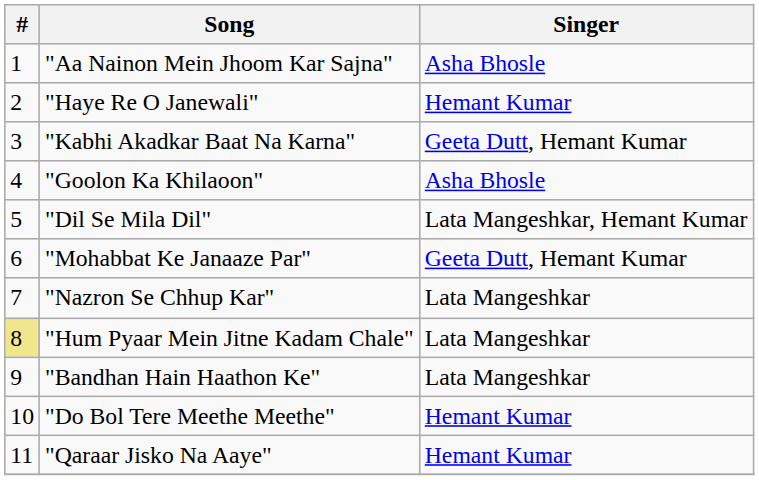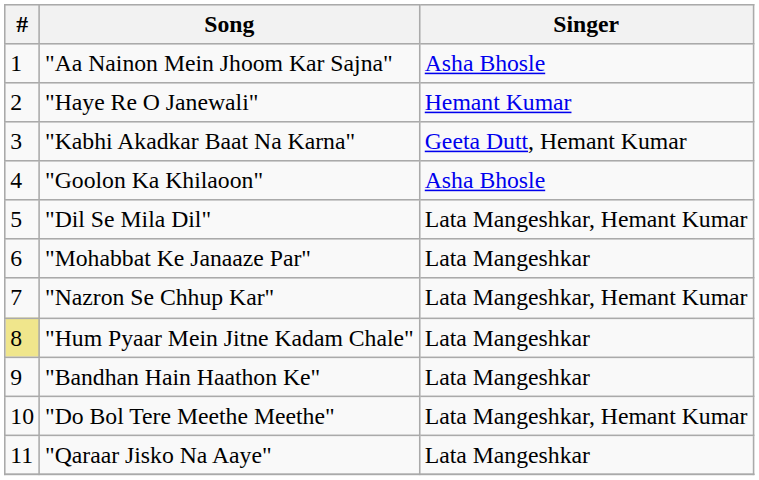(556, 258) Geeta Dutt, Hemant Kumar -> (507, 258) Lata Mangeshkar
(507, 297) Lata Mangeshkar -> (586, 297) Lata Mangeshkar, Hemant Kumar
(498, 415) Hemant Kumar -> (586, 415) Lata Mangeshkar, Hemant Kumar
(498, 454) Hemant Kumar -> (507, 454) Lata Mangeshkar
